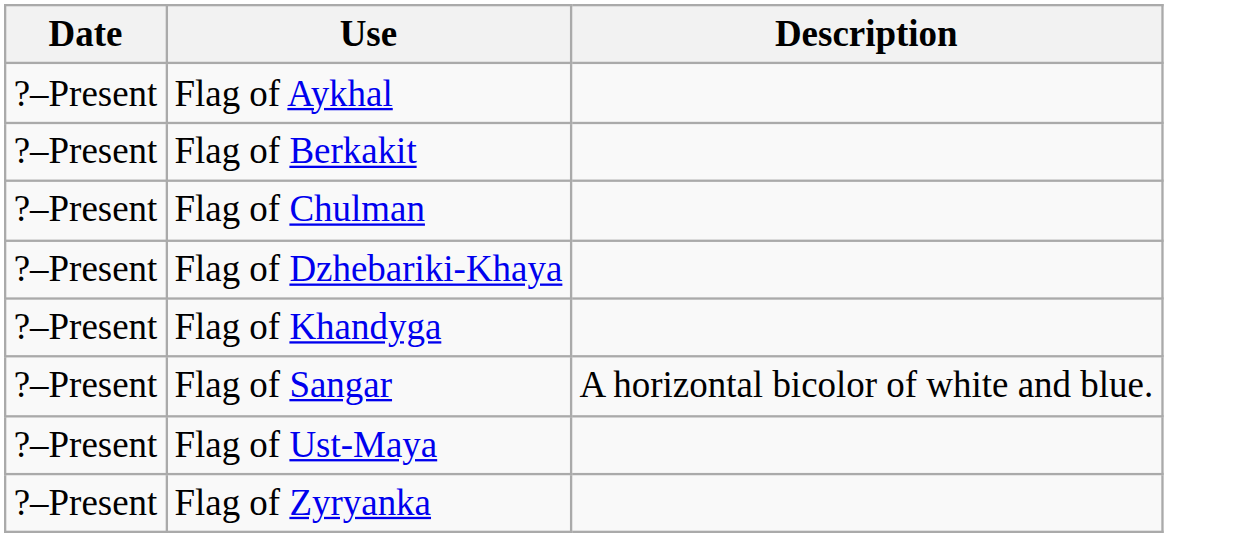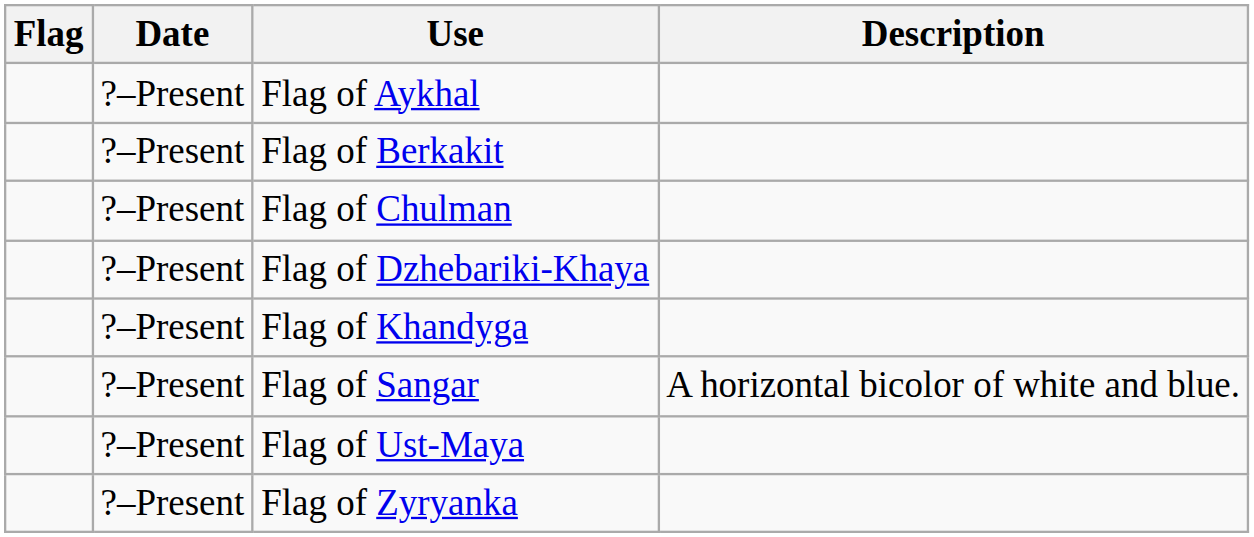+ column: (49, 33)
